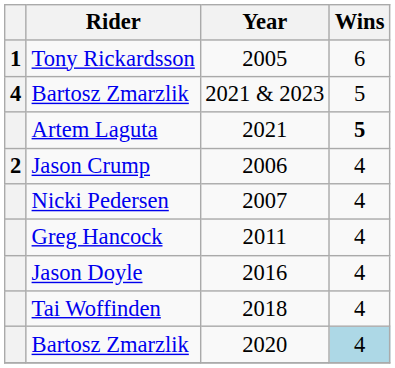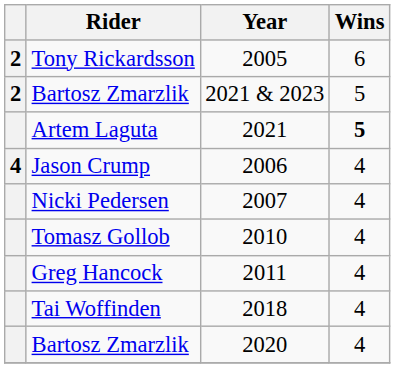(16, 58) 1 -> (16, 58) 2
(16, 93) 4 -> (16, 93) 2
(16, 165) 2 -> (16, 165) 4
+ row: (101, 237)
- row: (87, 272)
(360, 344) lightblue background -> (360, 344) no background
